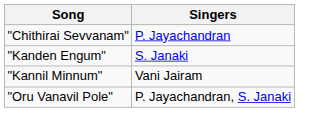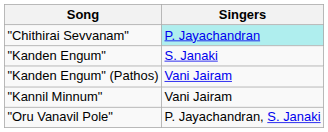(183, 35) no background -> (212, 35) paleturquoise background
+ row: (83, 76)
